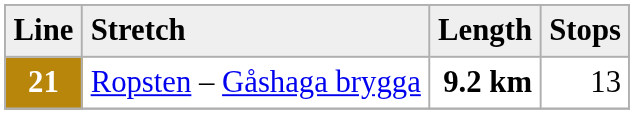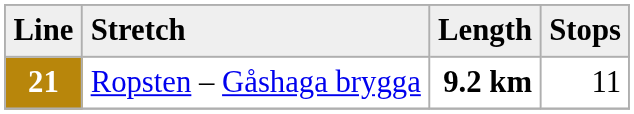(606, 82) 13 -> (606, 82) 11
